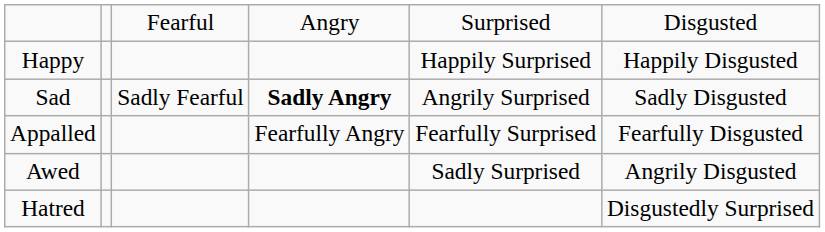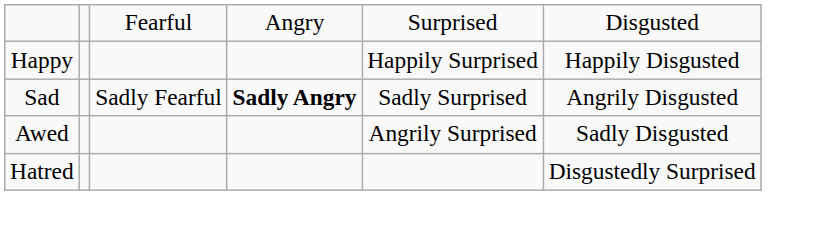(506, 97) Angrily Surprised -> (453, 97) Sadly Surprised
(710, 97) Sadly Disgusted -> (652, 97) Angrily Disgusted
- row: (53, 134)
(506, 171) Sadly Surprised -> (453, 134) Angrily Surprised
(711, 171) Angrily Disgusted -> (652, 134) Sadly Disgusted
